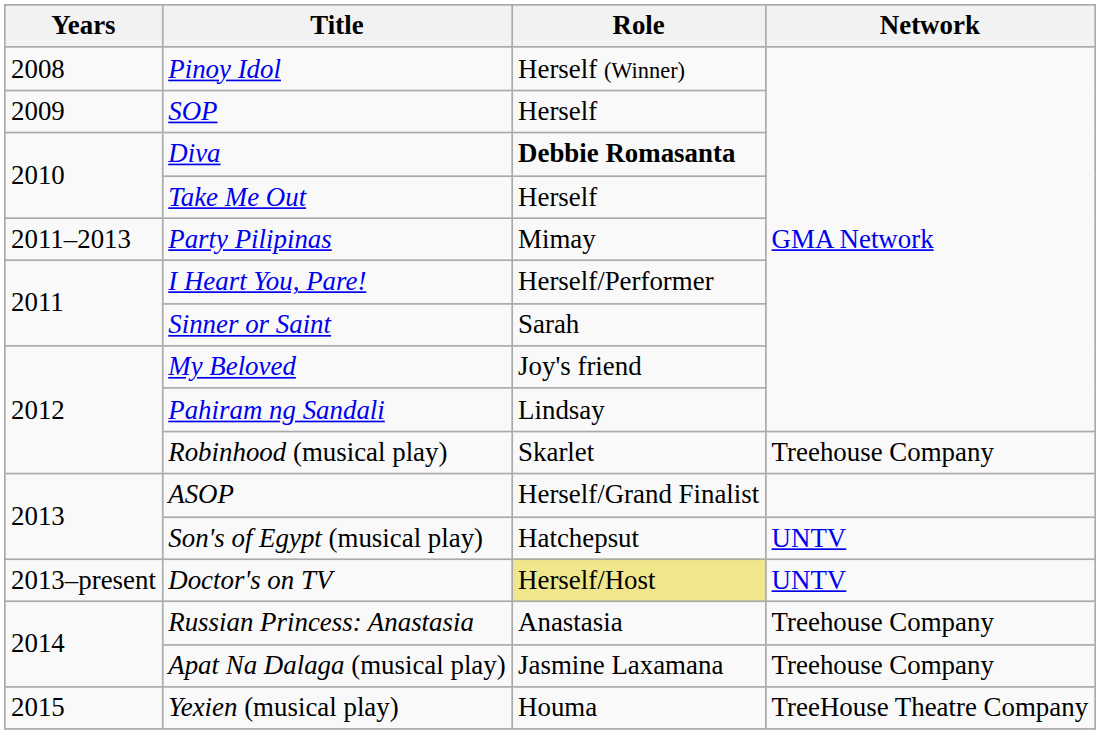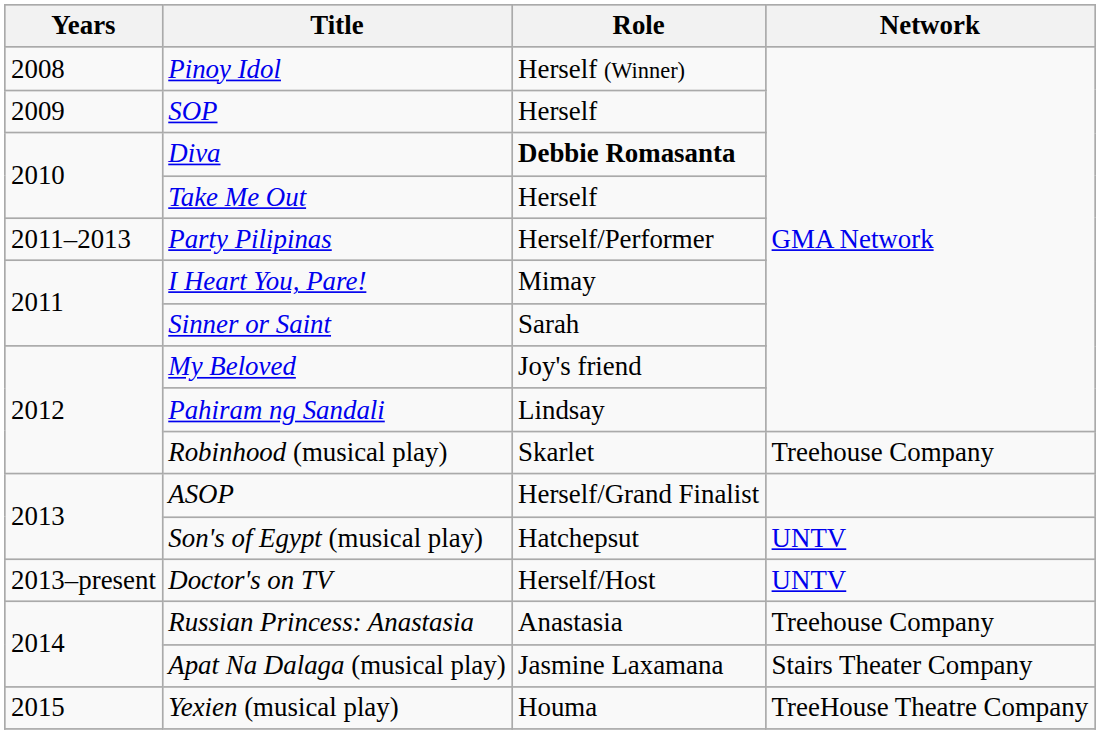(557, 238) Mimay -> (616, 238) Herself/Performer
(616, 281) Herself/Performer -> (557, 281) Mimay
(587, 580) khaki background -> (587, 580) no background
(883, 665) Treehouse Company -> (902, 665) Stairs Theater Company
